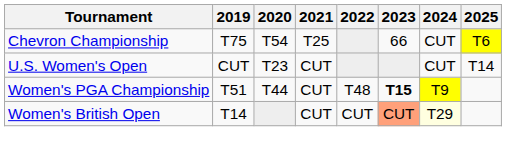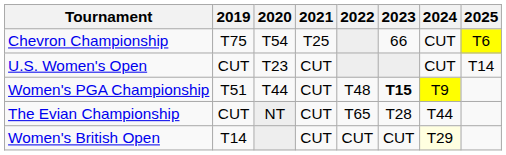+ row: (94, 114)
(399, 114) lightsalmon background -> (399, 138) no background
